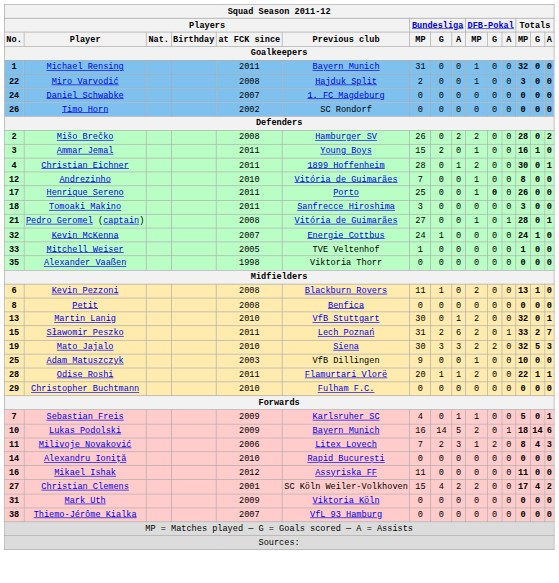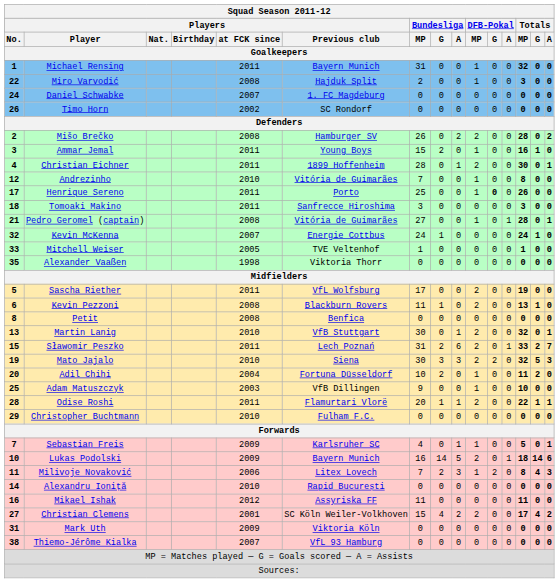+ row: (85, 291)
+ row: (85, 375)
